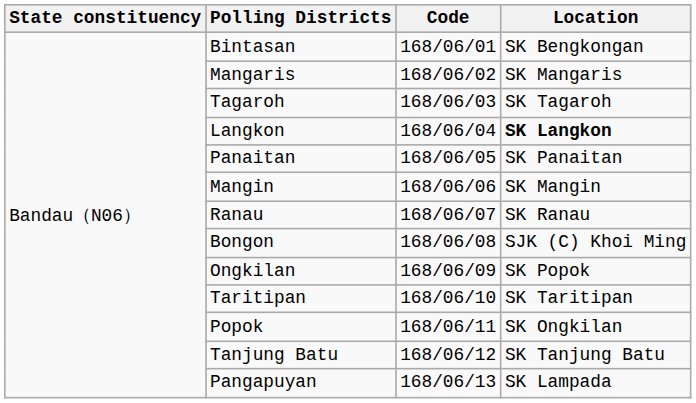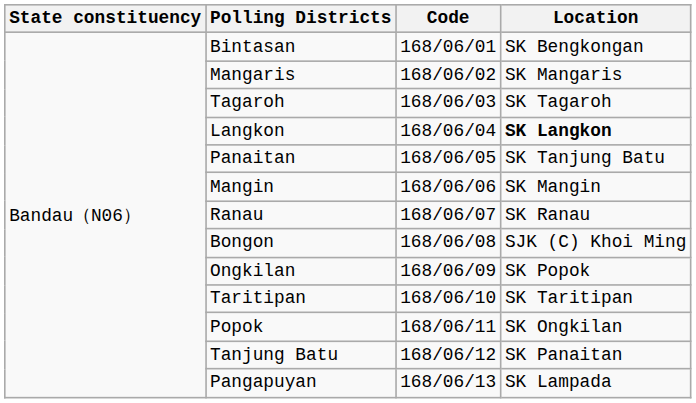(564, 159) SK Panaitan -> (585, 159) SK Tanjung Batu
(585, 355) SK Tanjung Batu -> (564, 355) SK Panaitan
